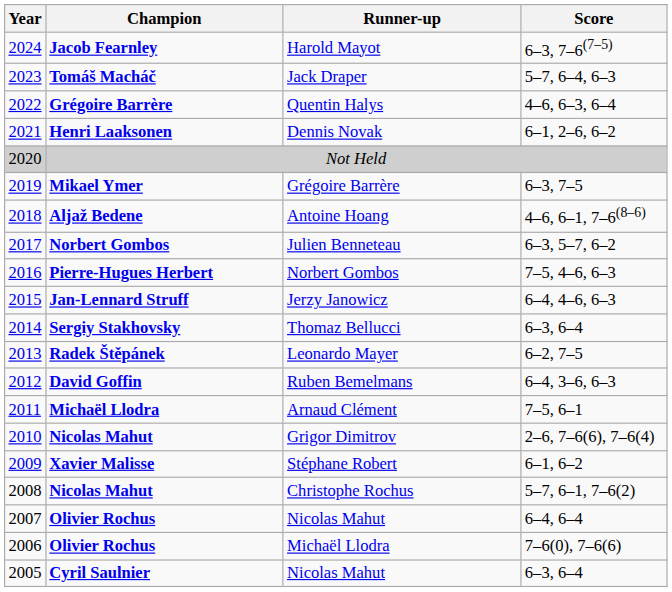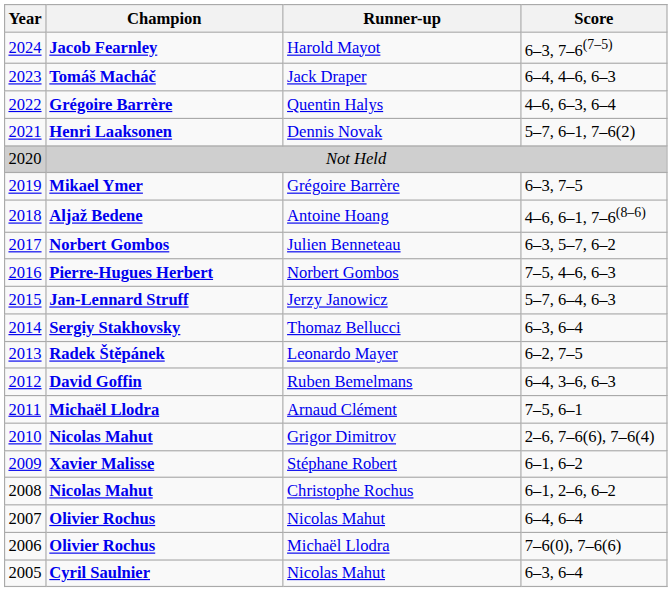(570, 77) 5–7, 6–4, 6–3 -> (570, 77) 6–4, 4–6, 6–3
(570, 132) 6–1, 2–6, 6–2 -> (580, 132) 5–7, 6–1, 7–6(2)
(570, 300) 6–4, 4–6, 6–3 -> (570, 300) 5–7, 6–4, 6–3
(580, 491) 5–7, 6–1, 7–6(2) -> (570, 491) 6–1, 2–6, 6–2
